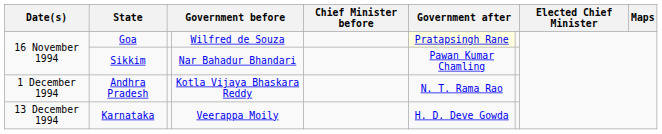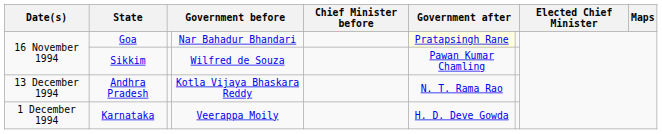(238, 39) Wilfred de Souza -> (238, 39) Nar Bahadur Bhandari
(238, 61) Nar Bahadur Bhandari -> (238, 61) Wilfred de Souza
(47, 88) 1 December 1994 -> (47, 88) 13 December 1994
(47, 115) 13 December 1994 -> (47, 115) 1 December 1994
